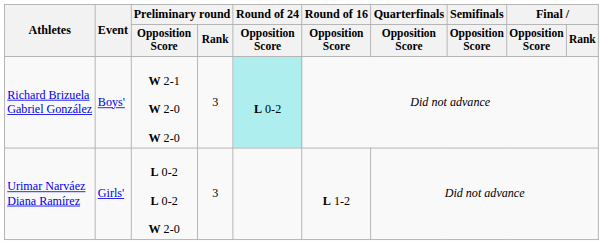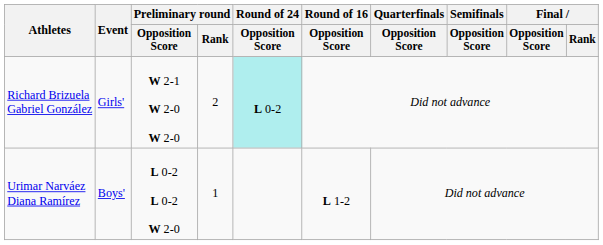(111, 102) Boys' -> (111, 102) Girls'
(215, 102) 3 -> (215, 102) 2
(111, 194) Girls' -> (111, 194) Boys'
(215, 194) 3 -> (215, 194) 1
